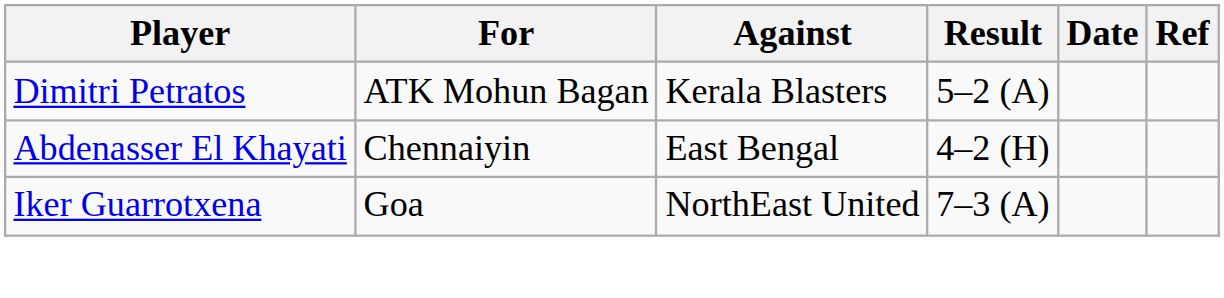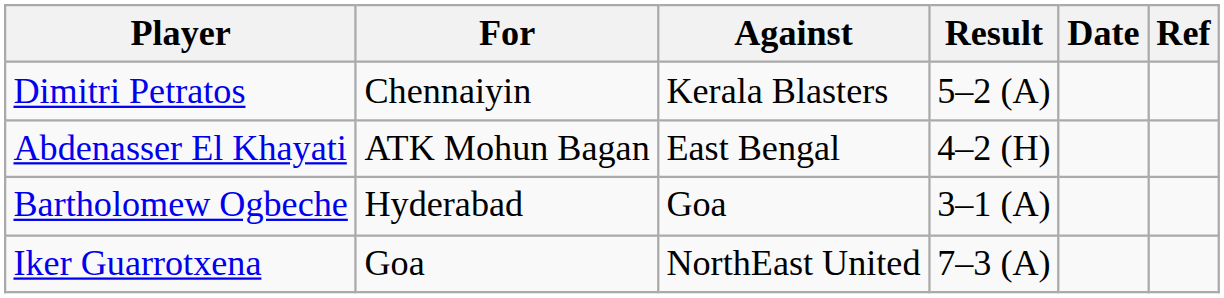(506, 90) ATK Mohun Bagan -> (448, 90) Chennaiyin
(447, 147) Chennaiyin -> (507, 147) ATK Mohun Bagan
+ row: (181, 205)
